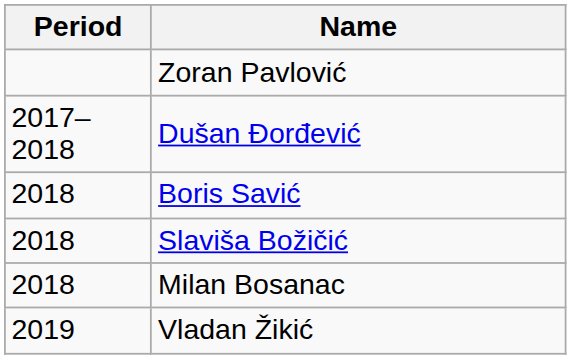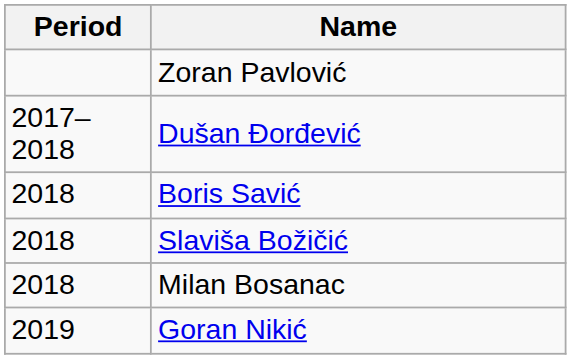+ row: (232, 330)
- row: (236, 330)
